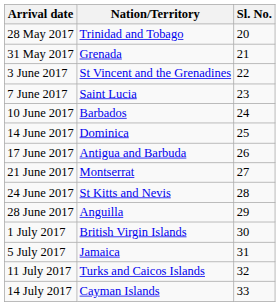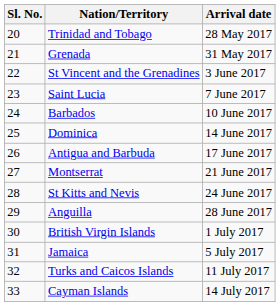columns swapped: (254, 14) <-> (41, 14)
